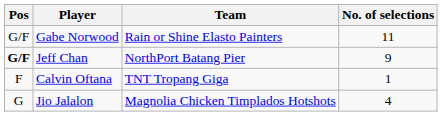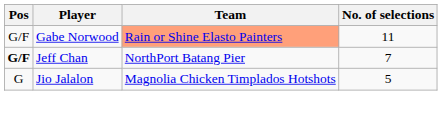(204, 36) no background -> (204, 36) lightsalmon background
(388, 57) 9 -> (388, 57) 7
- row: (74, 79)
(388, 100) 4 -> (388, 79) 5
